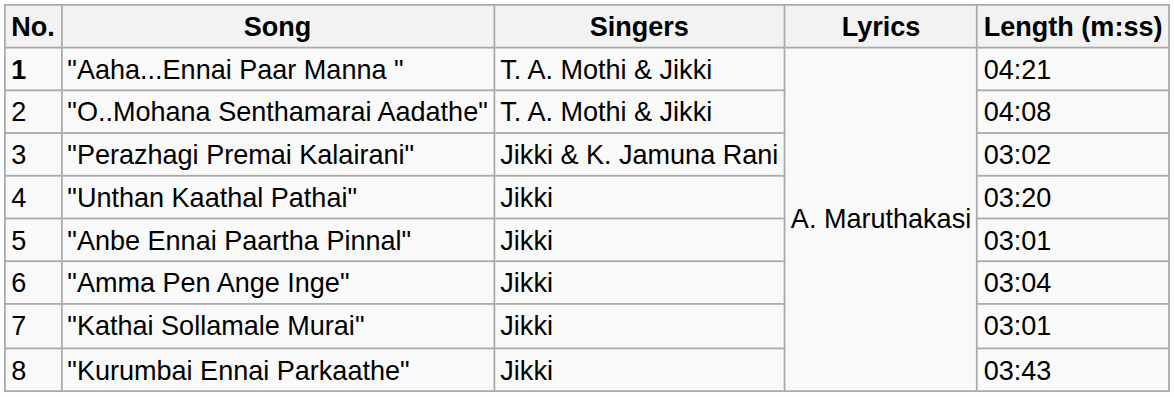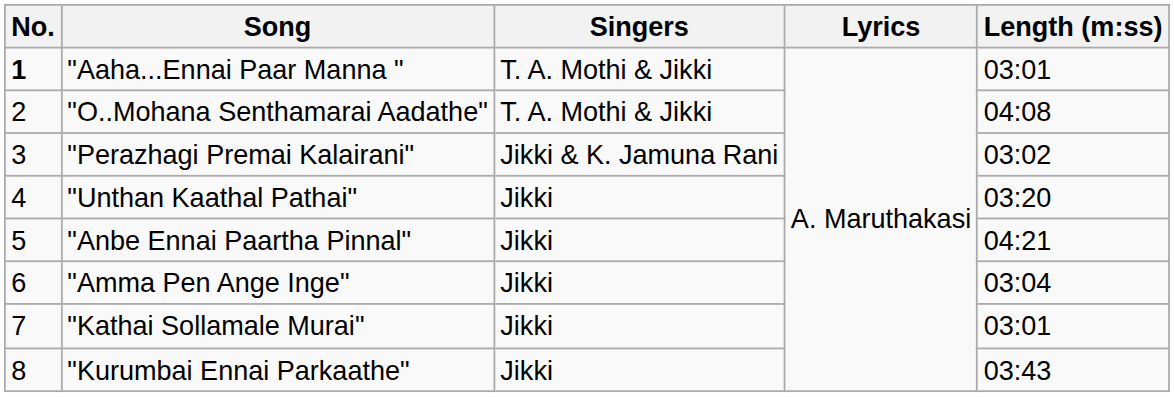(1018, 69) 04:21 -> (1018, 69) 03:01
(1018, 241) 03:01 -> (1018, 241) 04:21
